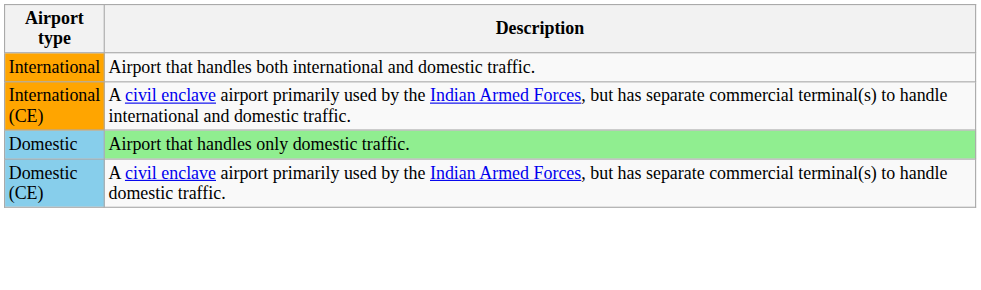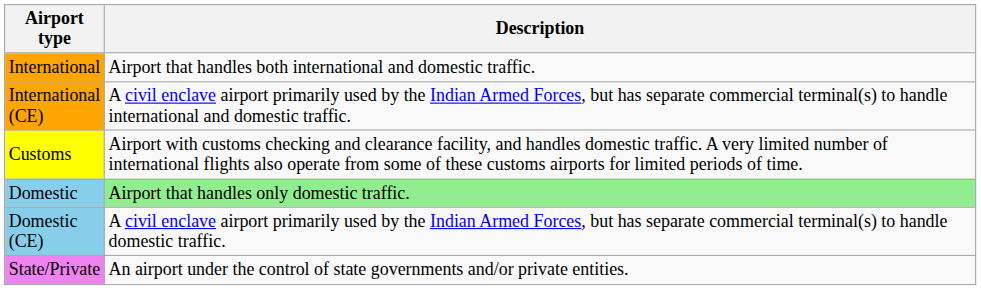+ row: (40, 154)
+ row: (54, 269)
